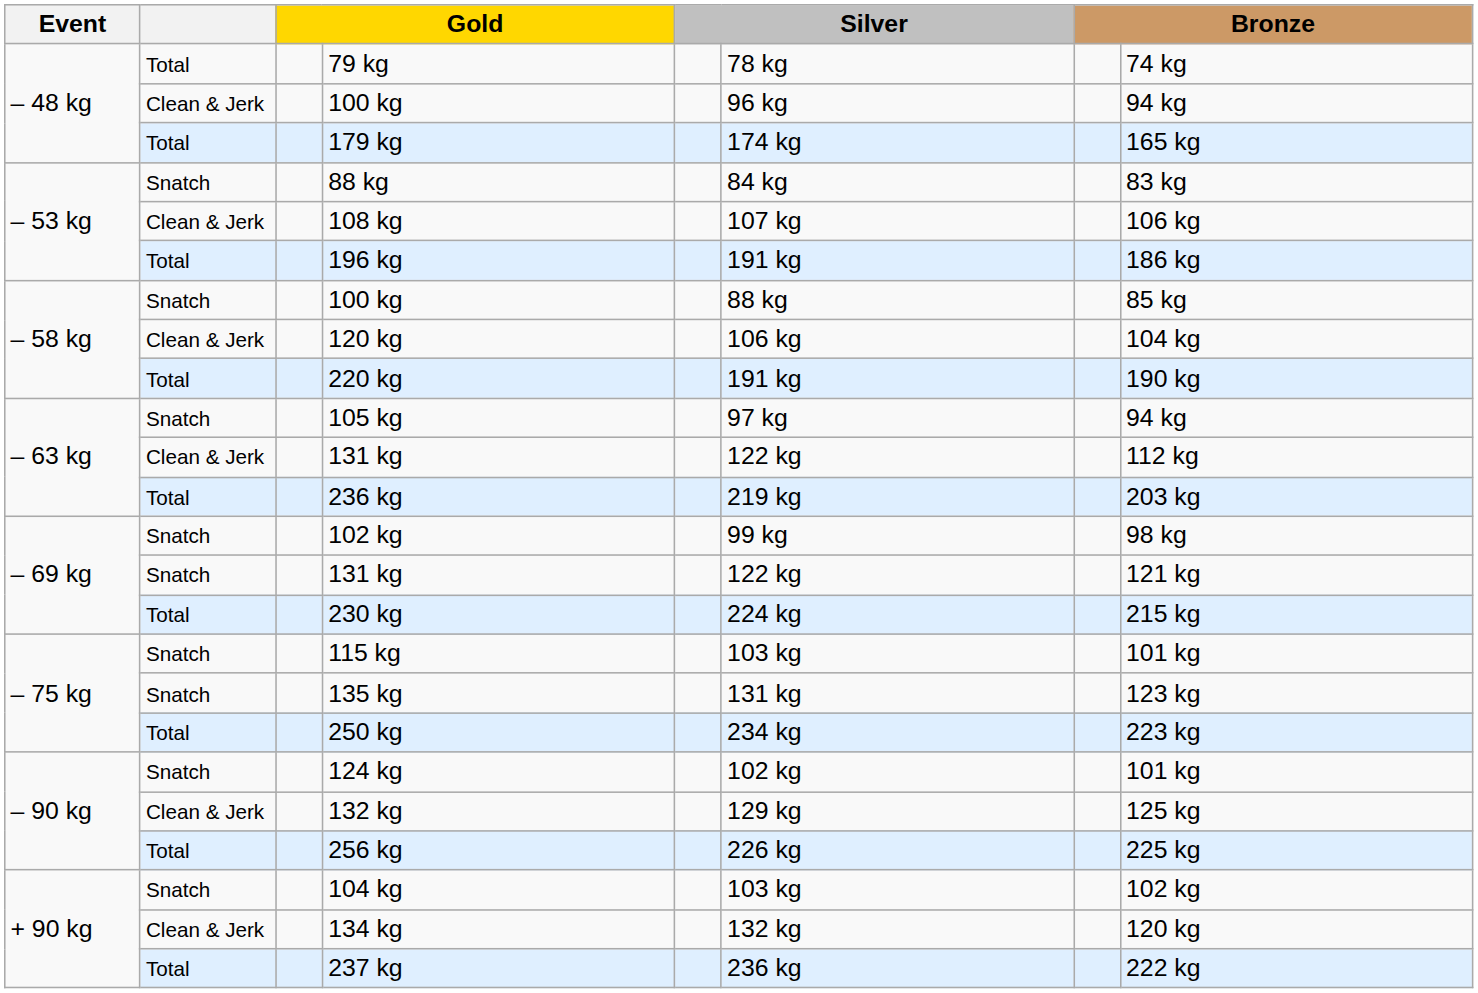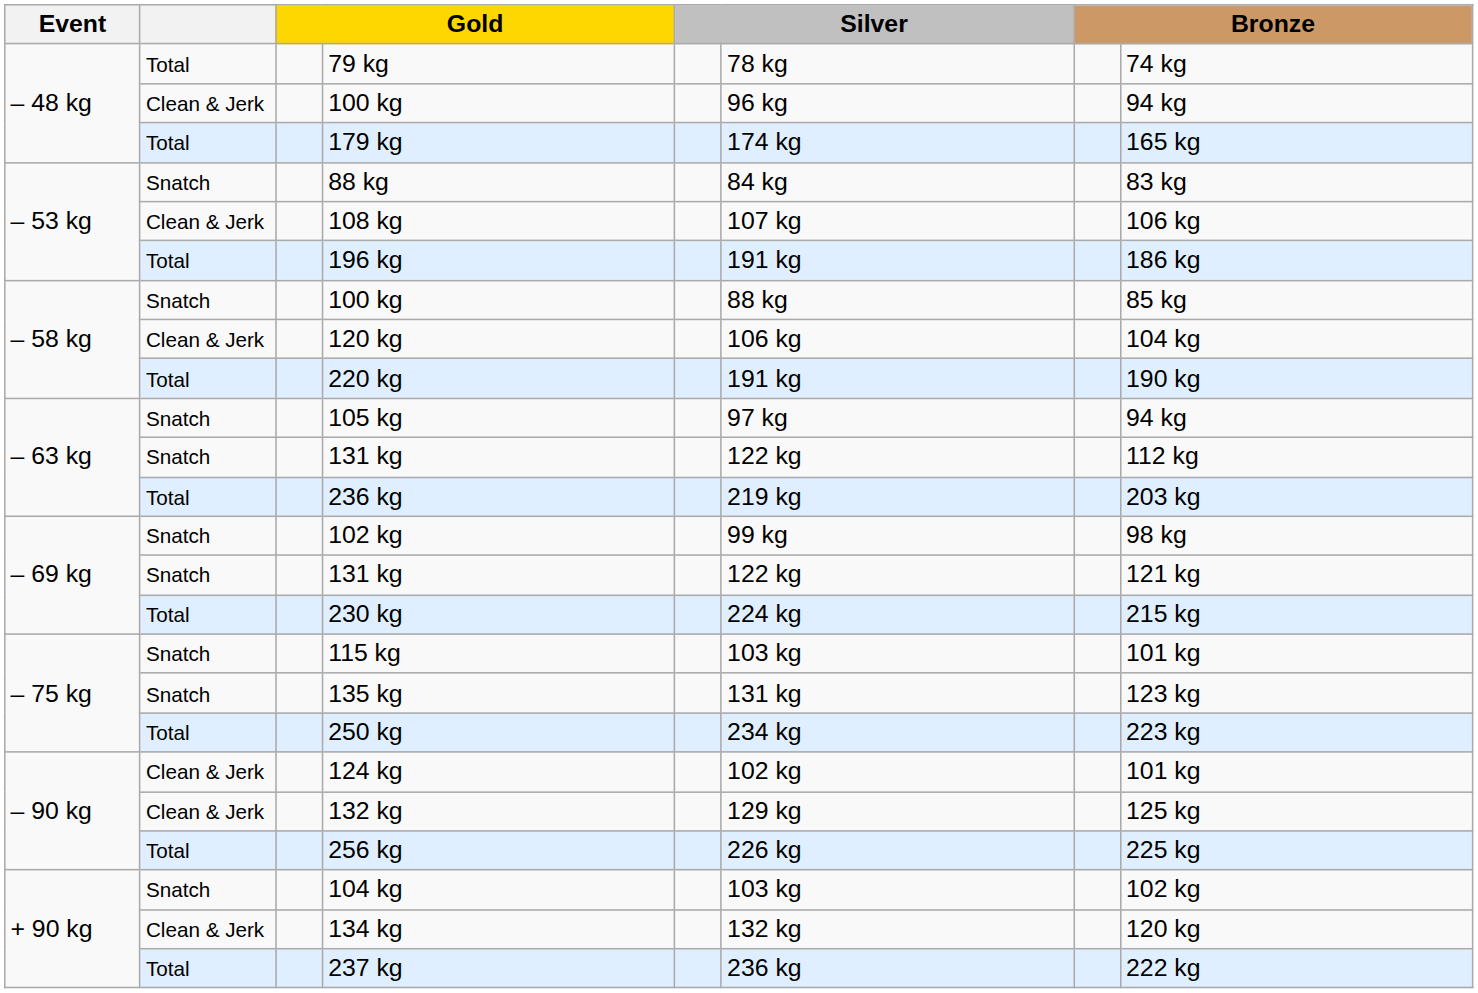(205, 458) Clean & Jerk -> (178, 458) Snatch
(178, 773) Snatch -> (205, 773) Clean & Jerk
